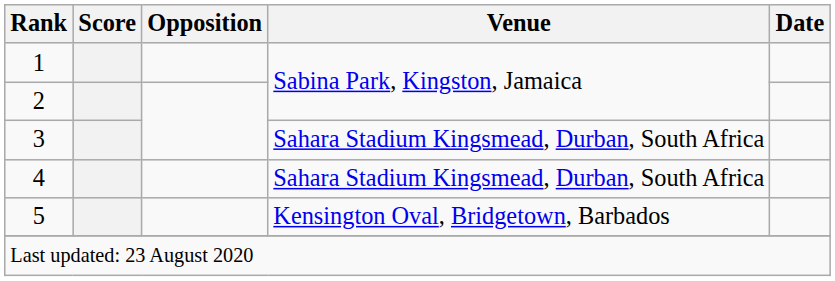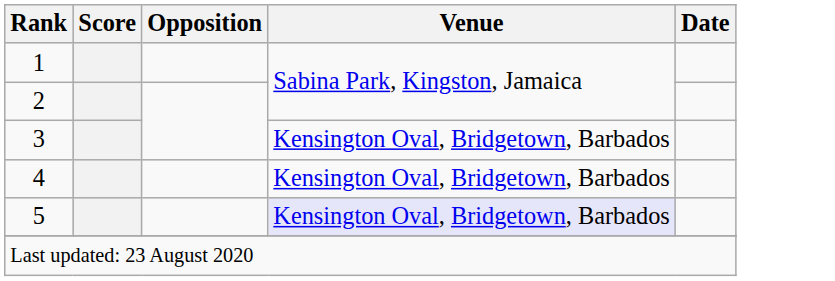(519, 139) Sahara Stadium Kingsmead, Durban, South Africa -> (472, 139) Kensington Oval, Bridgetown, Barbados
(519, 178) Sahara Stadium Kingsmead, Durban, South Africa -> (472, 178) Kensington Oval, Bridgetown, Barbados
(472, 216) no background -> (472, 216) lavender background
